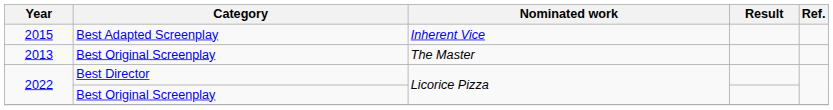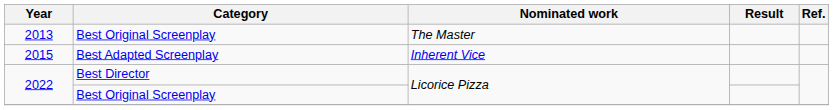rows swapped: (39, 54) <-> (39, 34)
